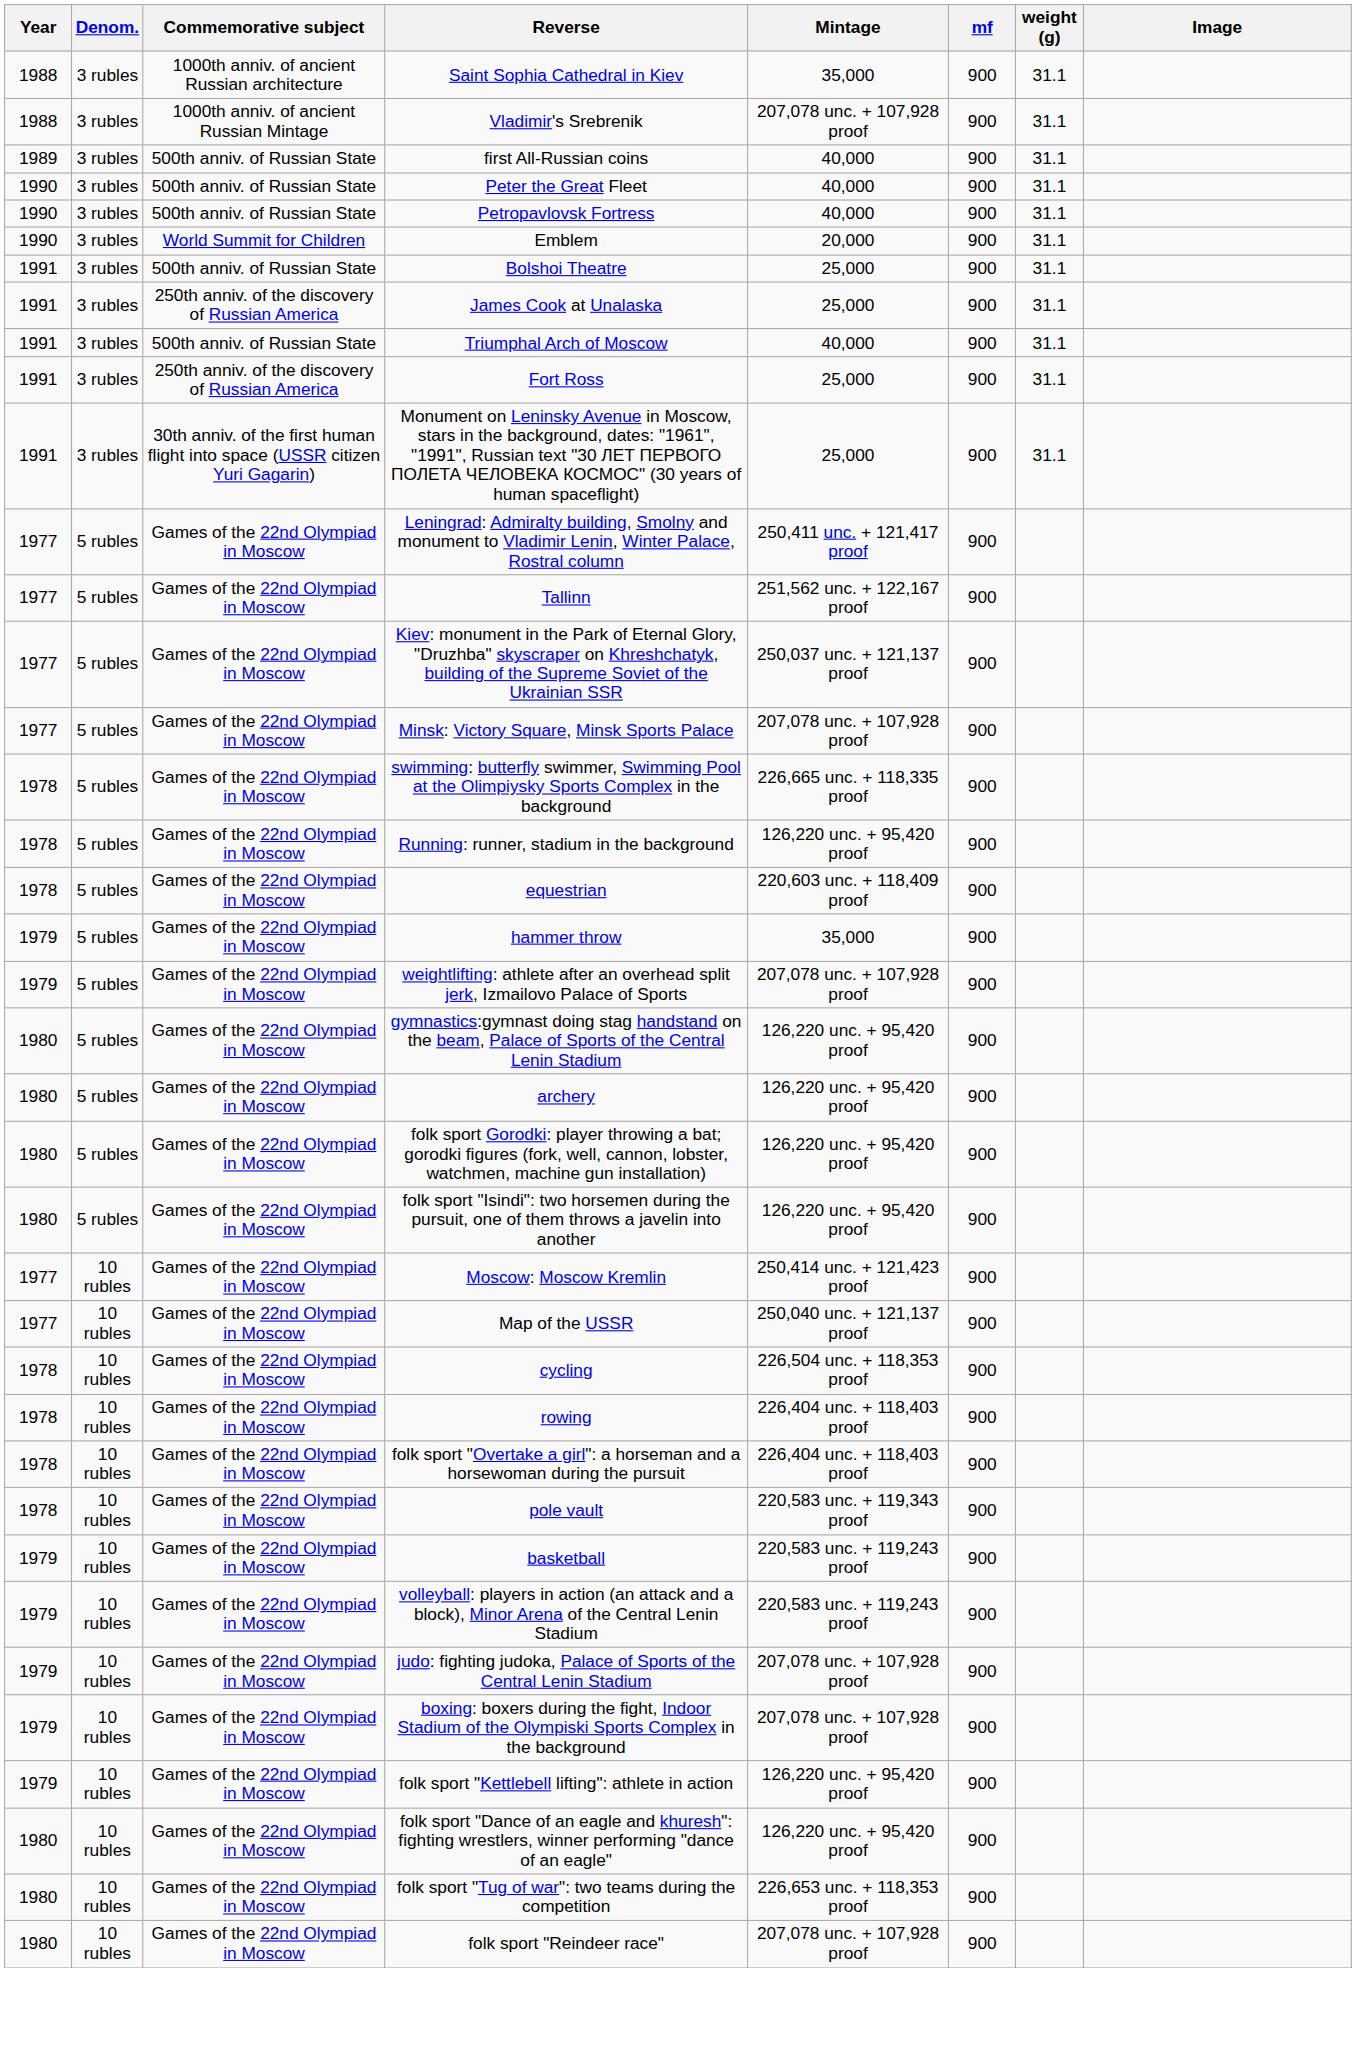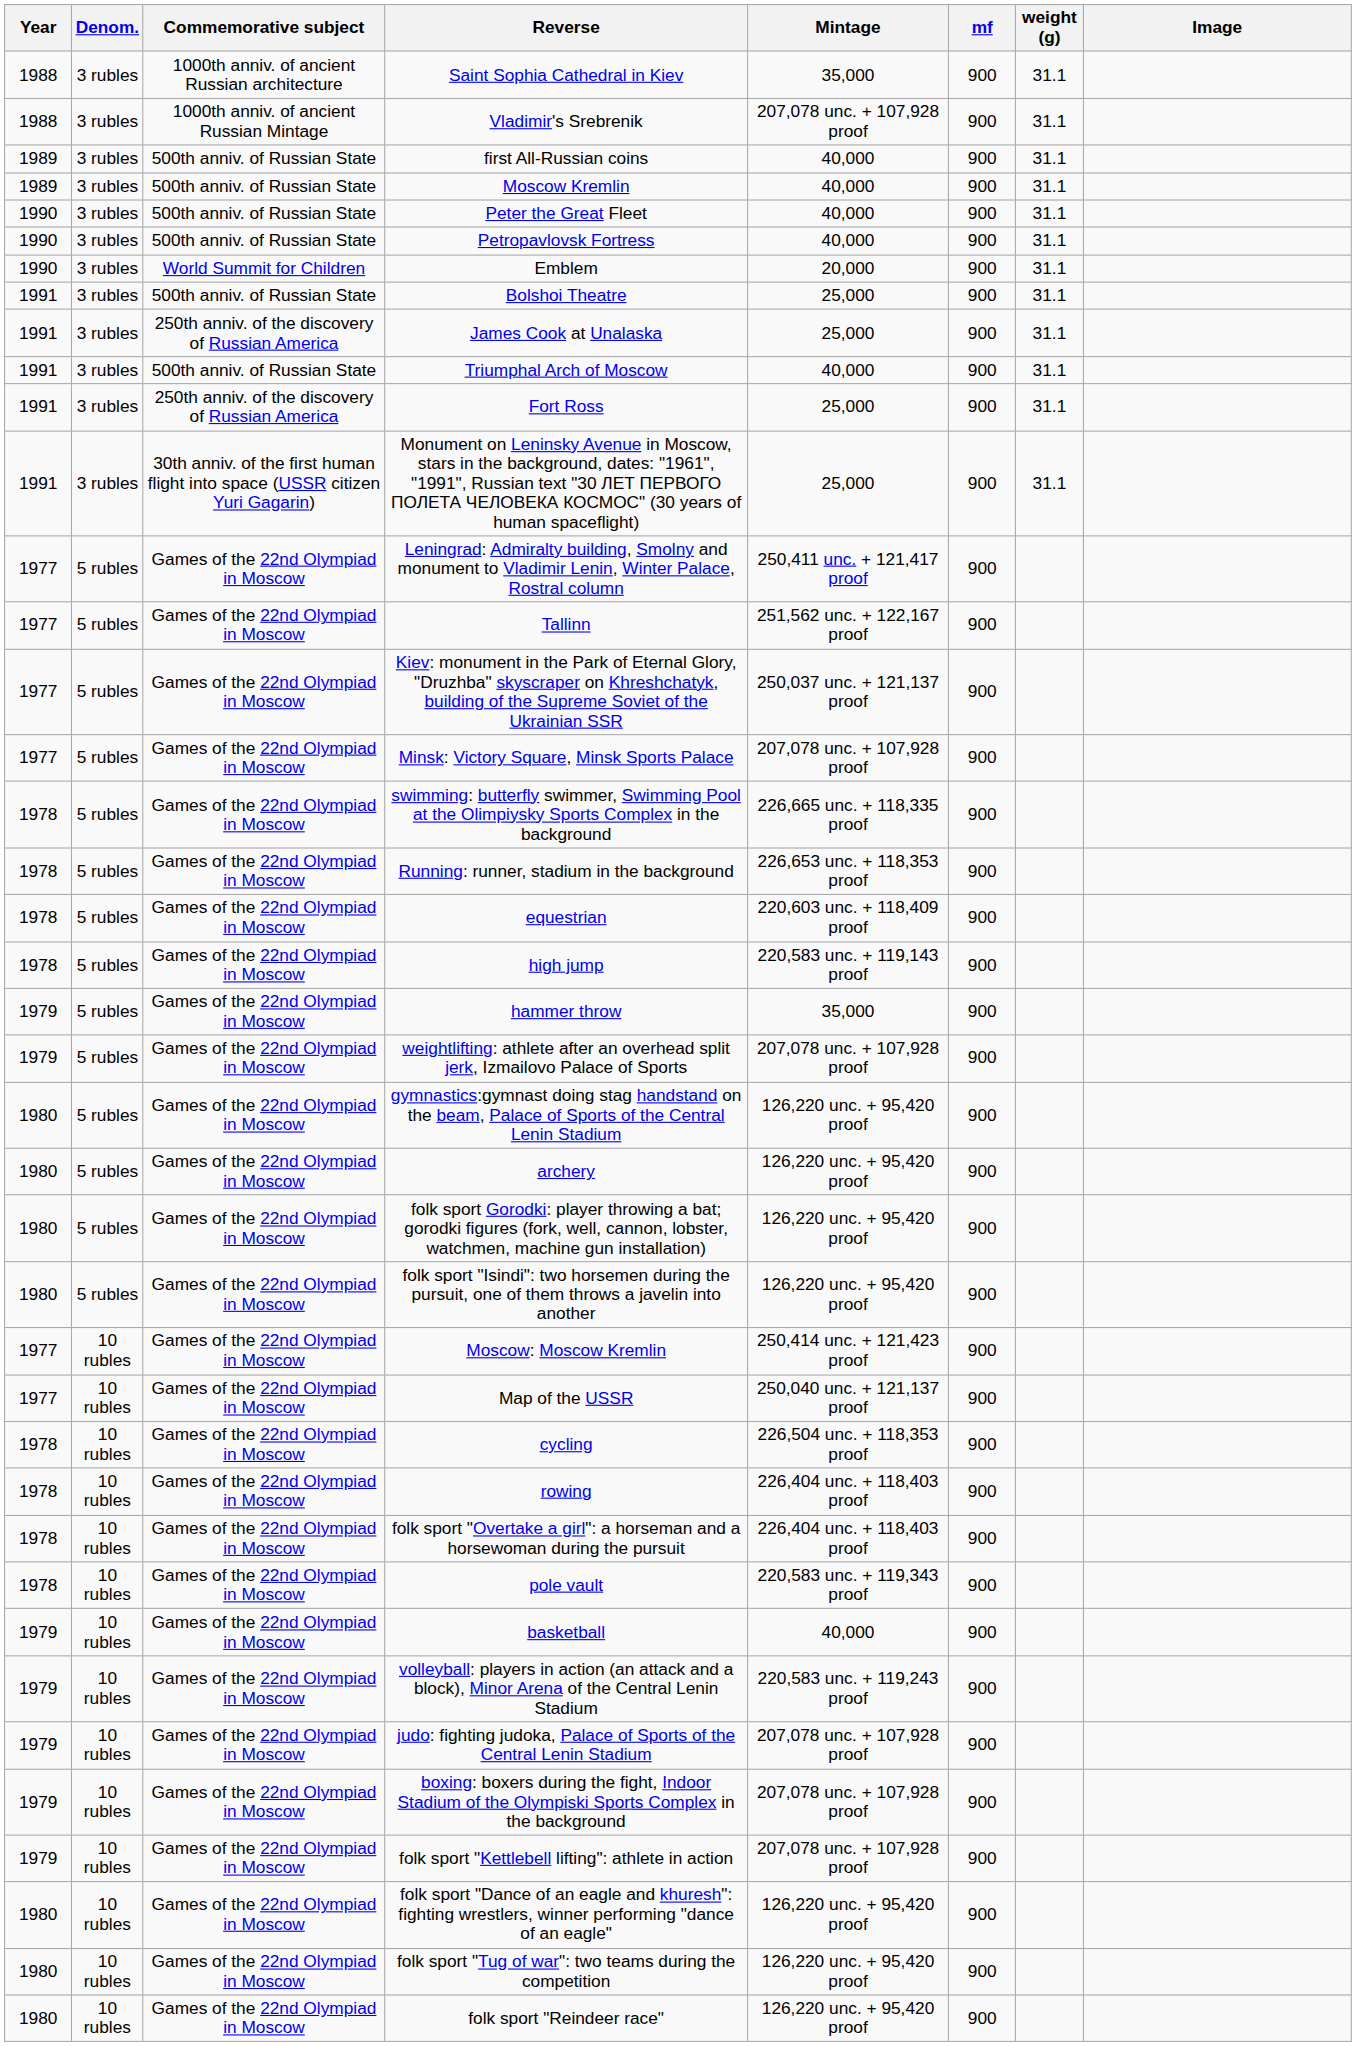+ row: (566, 186)
(848, 843) 126,220 unc. + 95,420 proof -> (848, 871) 226,653 unc. + 118,353 proof
+ row: (566, 964)
(848, 1557) 220,583 unc. + 119,243 proof -> (848, 1632) 40,000
(848, 1784) 126,220 unc. + 95,420 proof -> (848, 1858) 207,078 unc. + 107,928 proof
(848, 1897) 226,653 unc. + 118,353 proof -> (848, 1971) 126,220 unc. + 95,420 proof
(848, 1944) 207,078 unc. + 107,928 proof -> (848, 2018) 126,220 unc. + 95,420 proof
